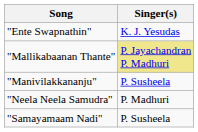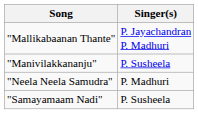- row: (49, 32)
(156, 56) khaki background -> (156, 38) no background
